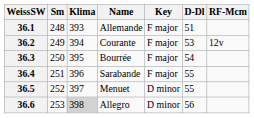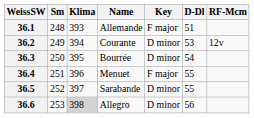(162, 43) F major -> (163, 43) D minor
(162, 58) F major -> (163, 58) D minor
(120, 74) Sarabande -> (115, 74) Menuet
(115, 89) Menuet -> (120, 89) Sarabande
